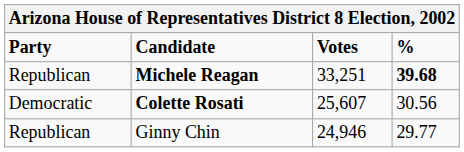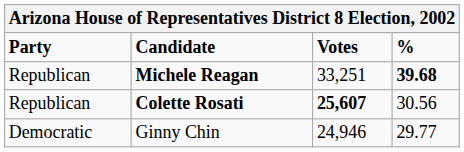(50, 103) Democratic -> (49, 103) Republican
(342, 103) normal -> (342, 103) bold
(49, 132) Republican -> (50, 132) Democratic
